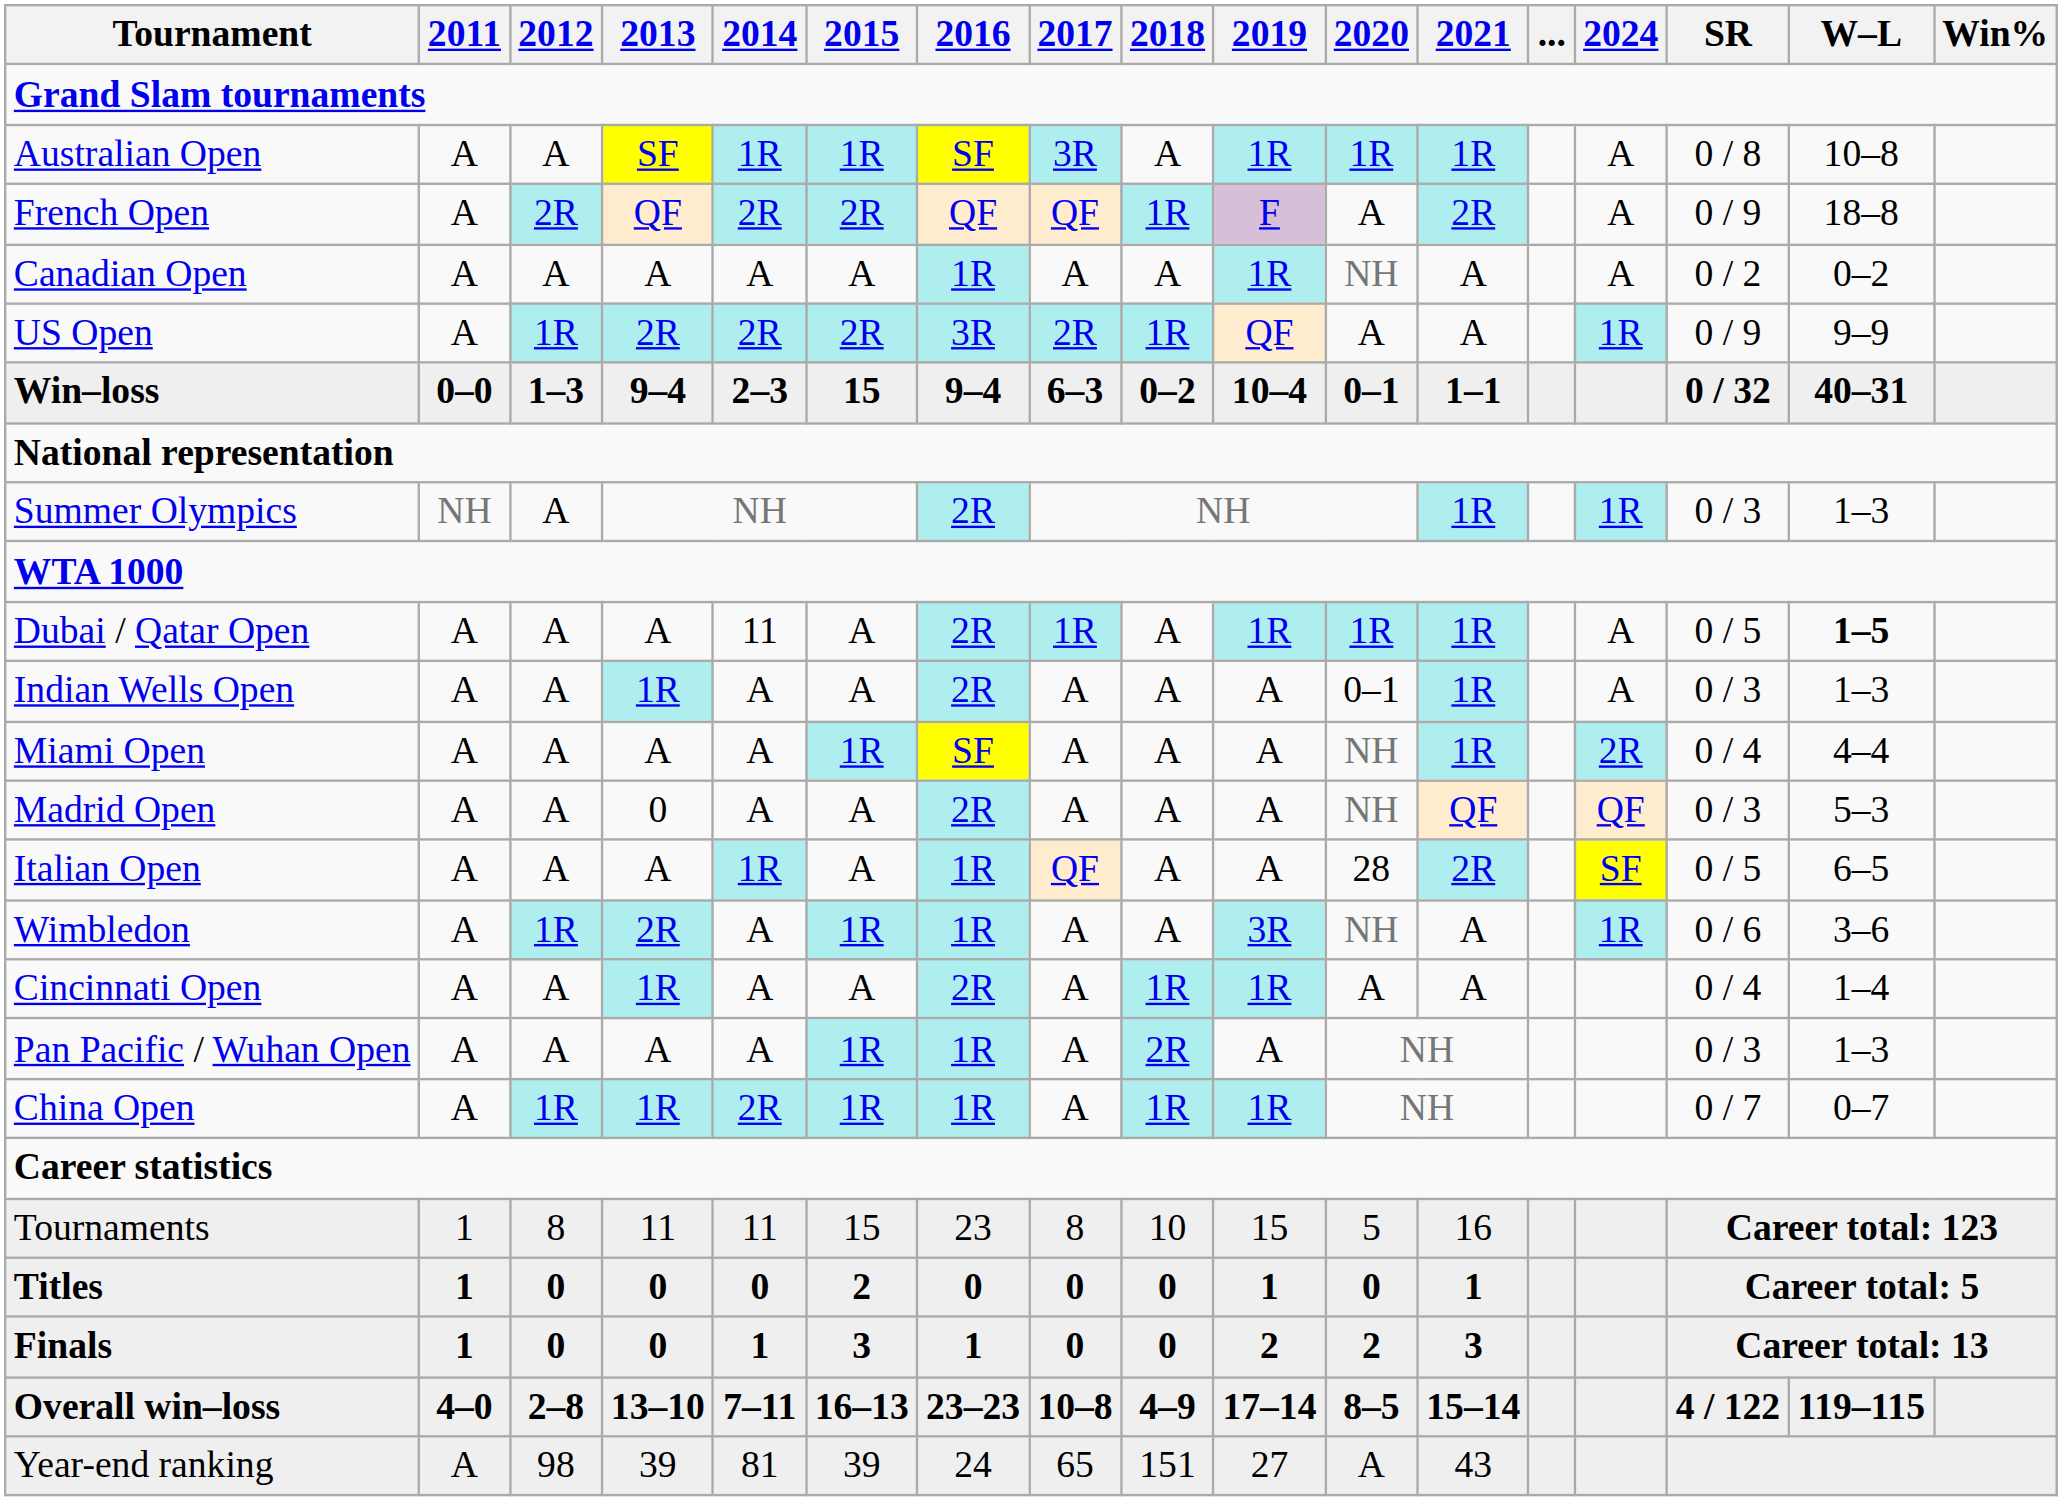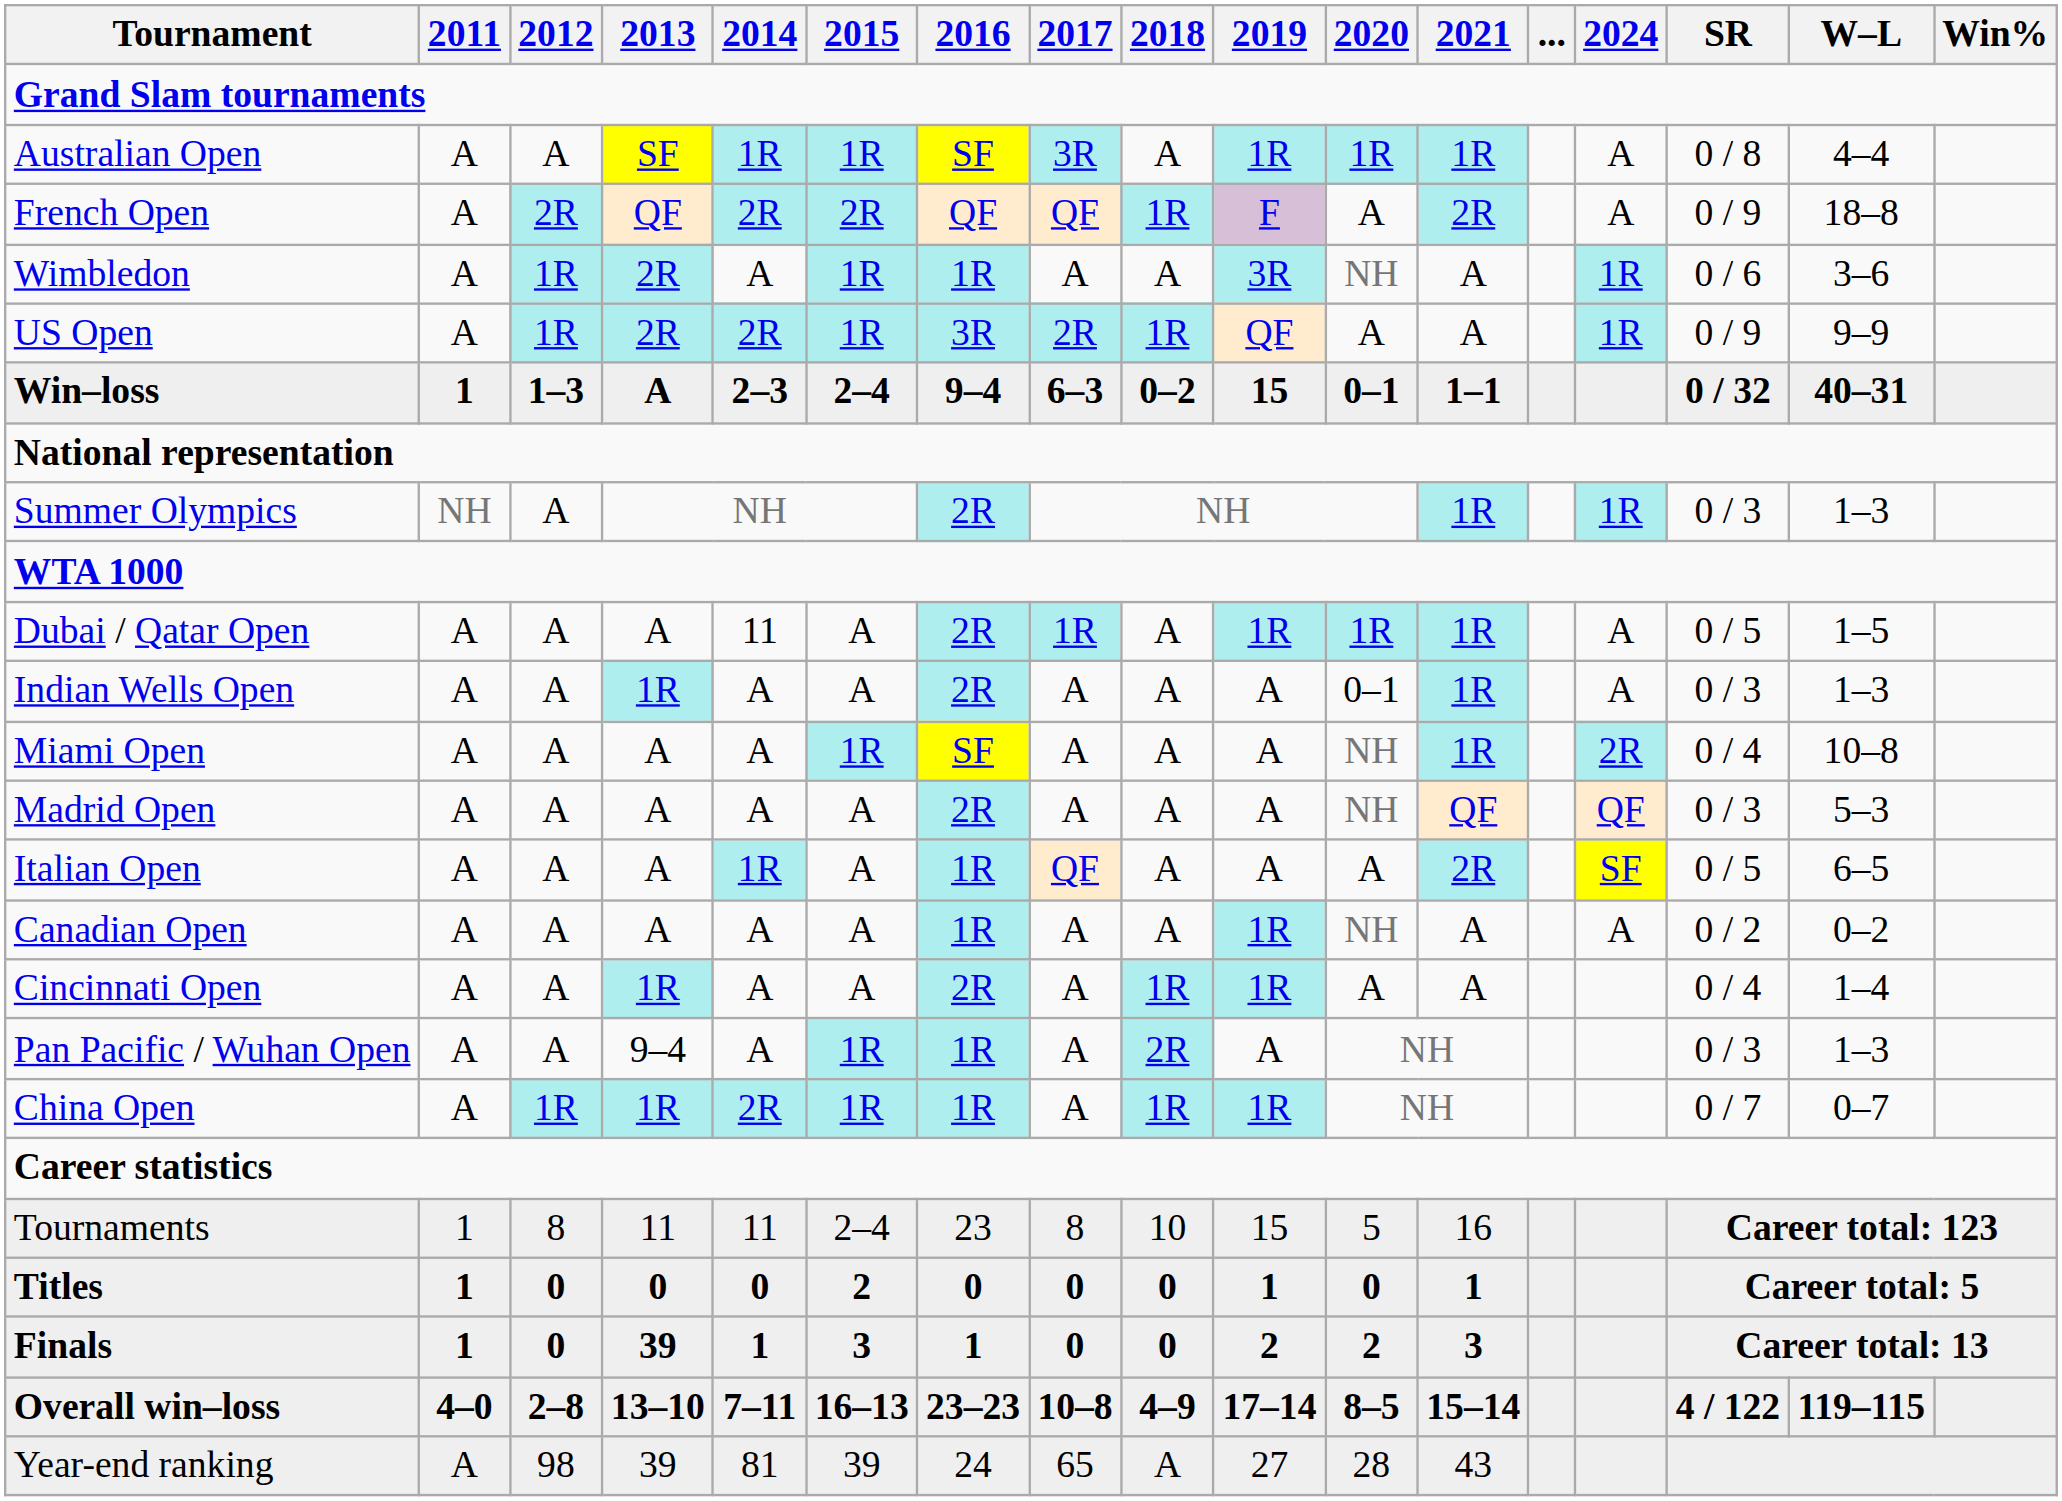(1861, 153) 10–8 -> (1861, 153) 4–4
rows swapped: (102, 928) <-> (130, 272)
(862, 332) 2R -> (862, 332) 1R
(464, 392) 0–0 -> (464, 392) 1
(658, 392) 9–4 -> (658, 392) A
(862, 392) 15 -> (862, 392) 2–4
(1269, 392) 10–4 -> (1269, 392) 15
(1861, 630) bold -> (1861, 630) normal
(1861, 749) 4–4 -> (1861, 749) 10–8
(658, 809) 0 -> (658, 809) A
(1371, 869) 28 -> (1371, 869) A
(658, 1048) A -> (658, 1048) 9–4
(862, 1226) 15 -> (862, 1226) 2–4
(658, 1346) 0 -> (658, 1346) 39
(1168, 1465) 151 -> (1168, 1465) A
(1371, 1465) A -> (1371, 1465) 28
